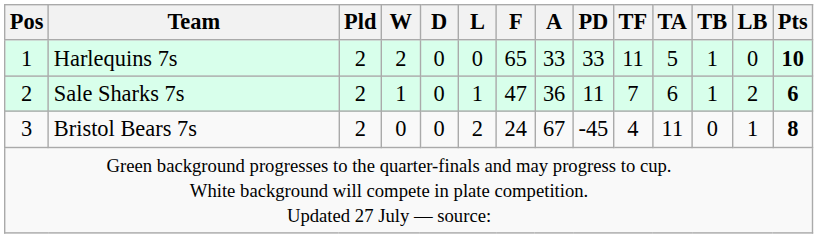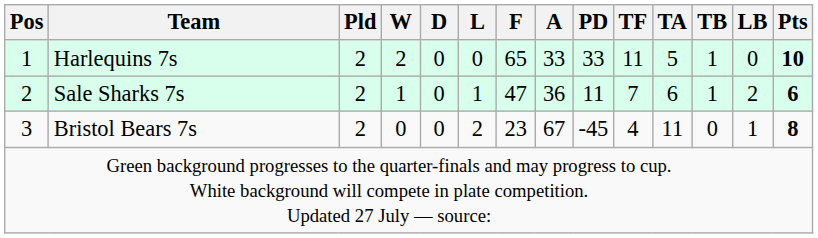(516, 128) 24 -> (516, 128) 23
